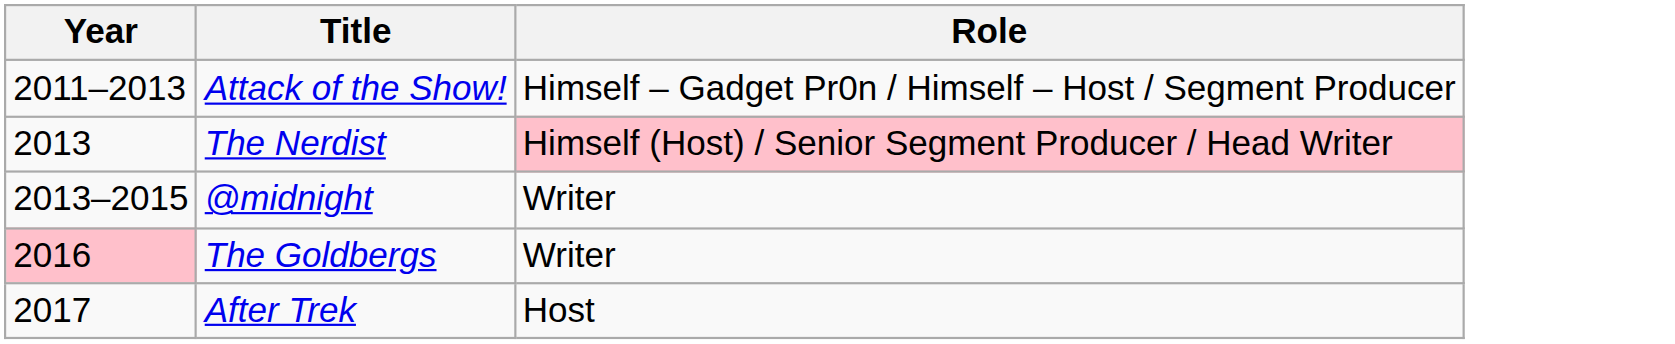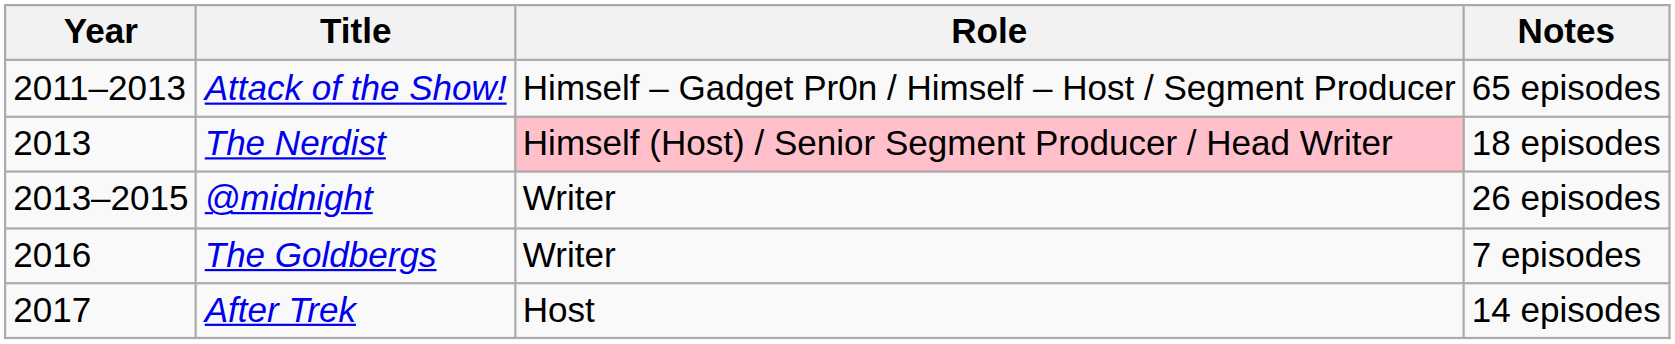+ column: (1566, 32)
(52, 254) pink background -> (52, 254) no background
